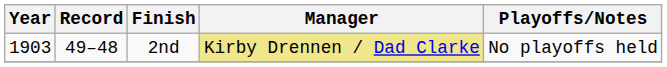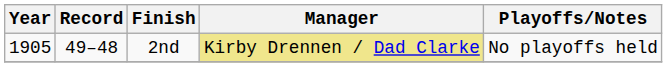(30, 48) 1903 -> (30, 48) 1905
